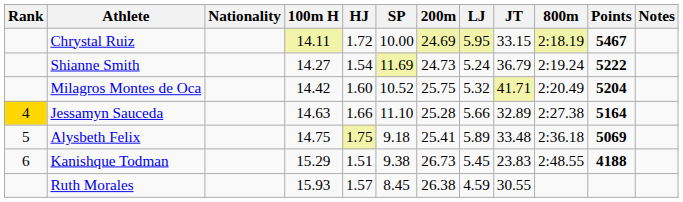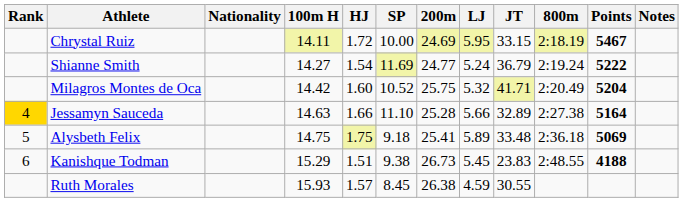(438, 64) 24.73 -> (438, 64) 24.77
